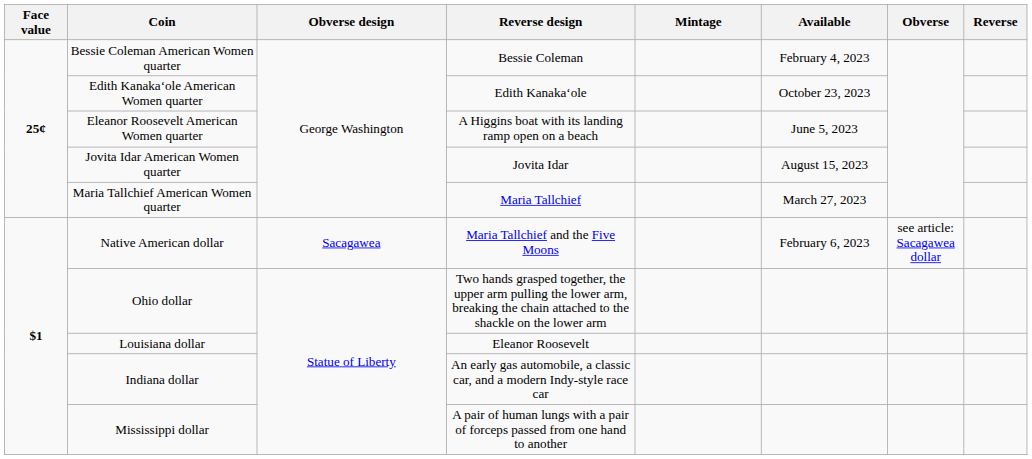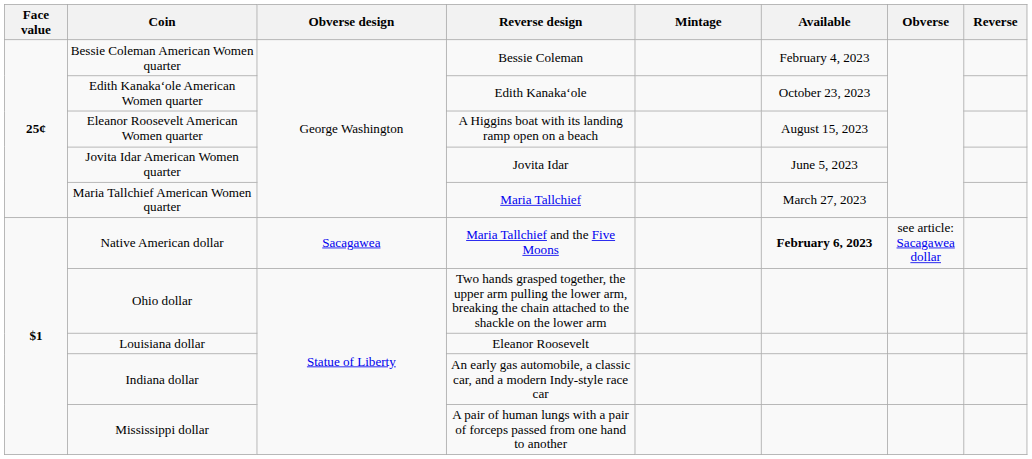(824, 128) June 5, 2023 -> (824, 128) August 15, 2023
(824, 164) August 15, 2023 -> (824, 164) June 5, 2023
(824, 243) normal -> (824, 243) bold
